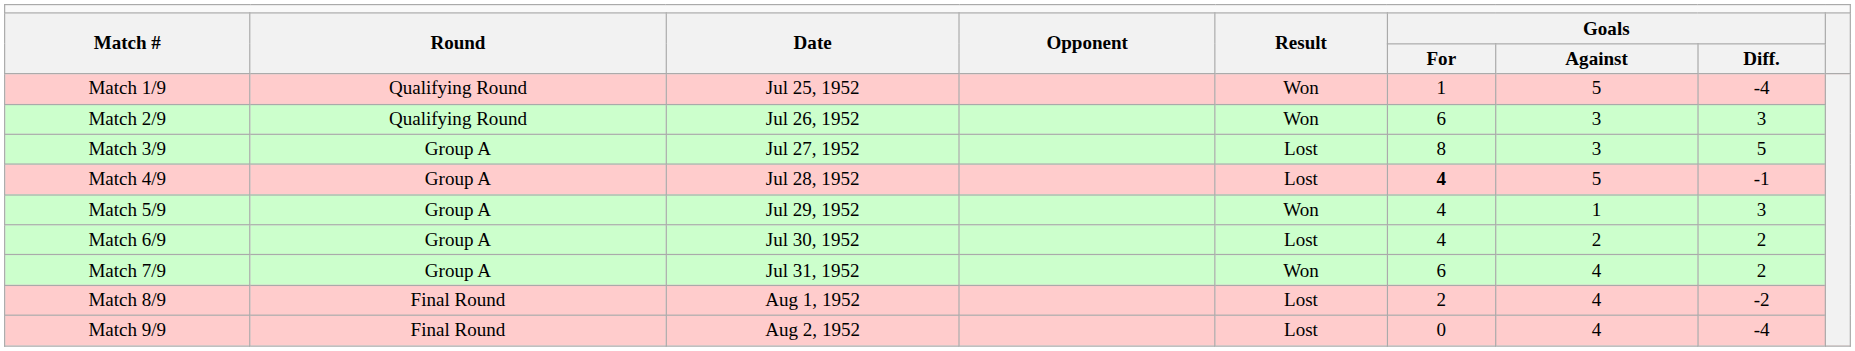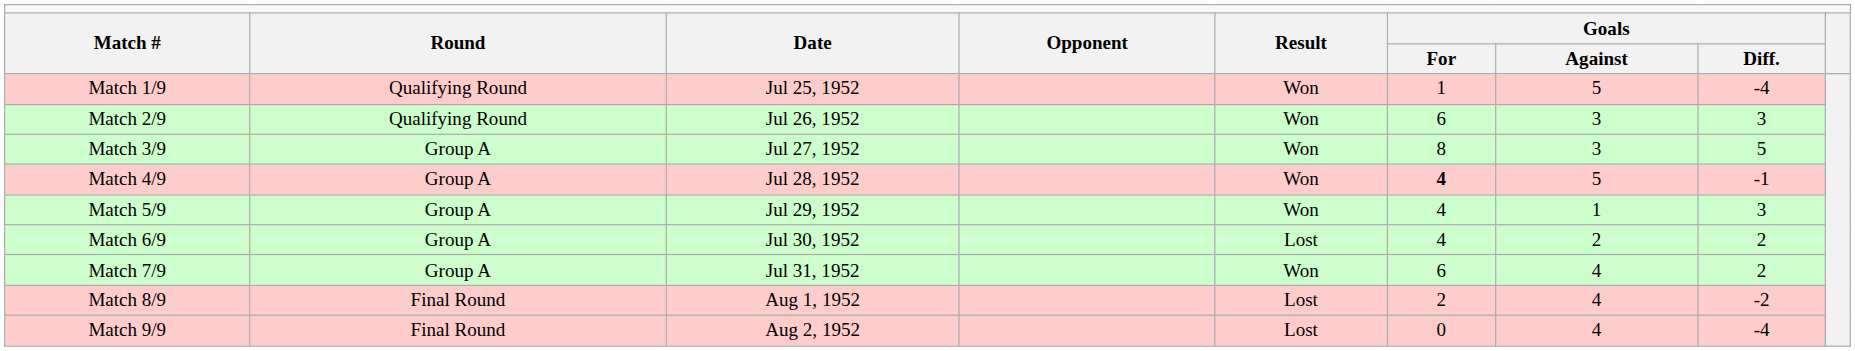(1301, 149) Lost -> (1301, 149) Won
(1301, 179) Lost -> (1301, 179) Won
